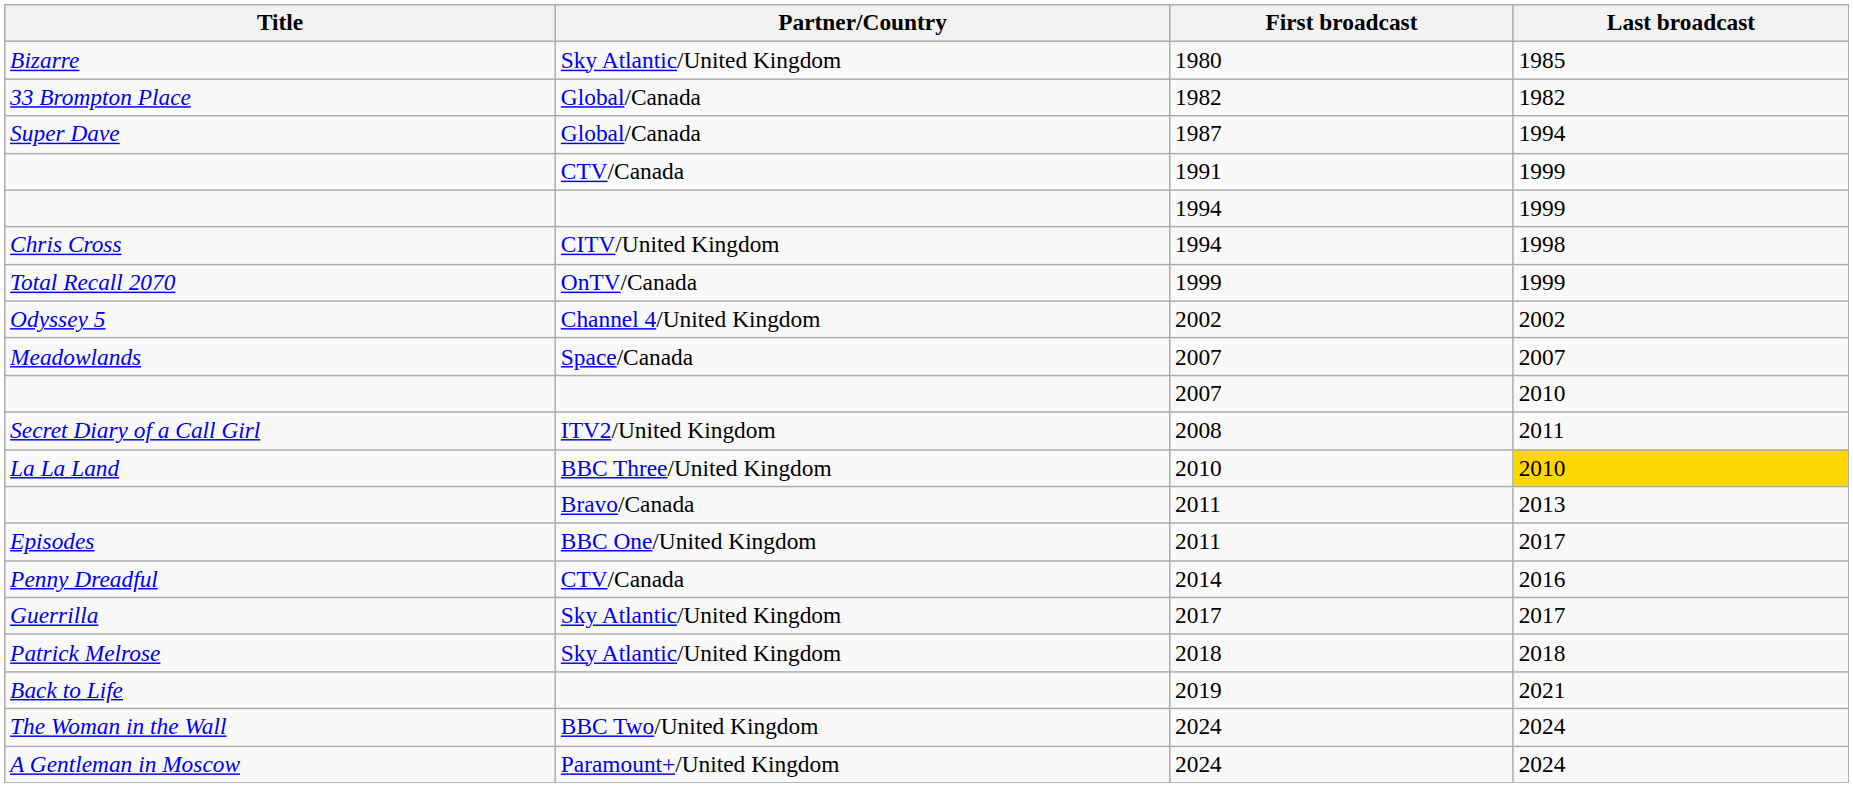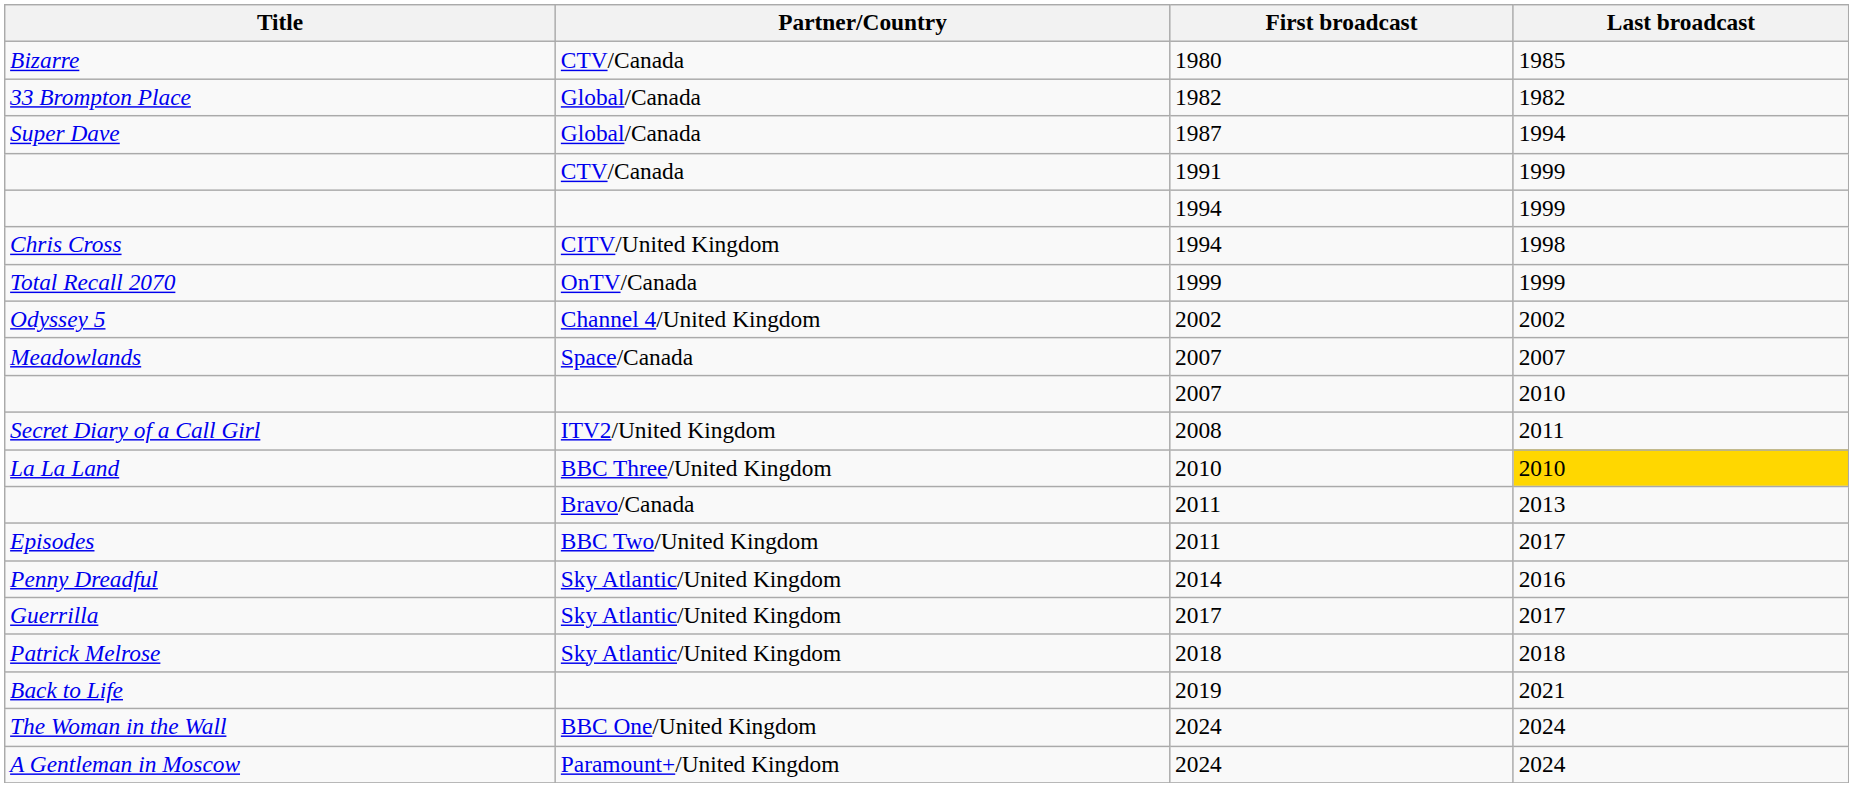(701, 60) Sky Atlantic/United Kingdom -> (622, 60) CTV/Canada
(689, 541) BBC One/United Kingdom -> (690, 541) BBC Two/United Kingdom
(622, 578) CTV/Canada -> (701, 578) Sky Atlantic/United Kingdom
(690, 726) BBC Two/United Kingdom -> (689, 726) BBC One/United Kingdom
